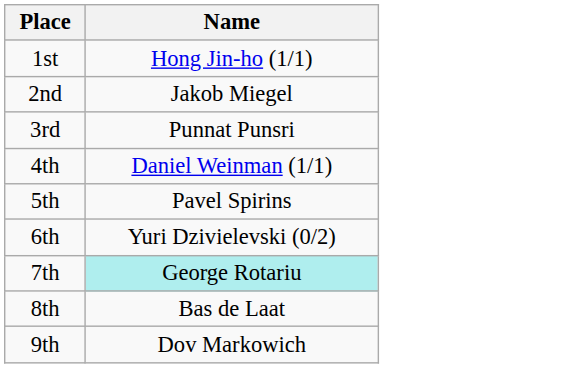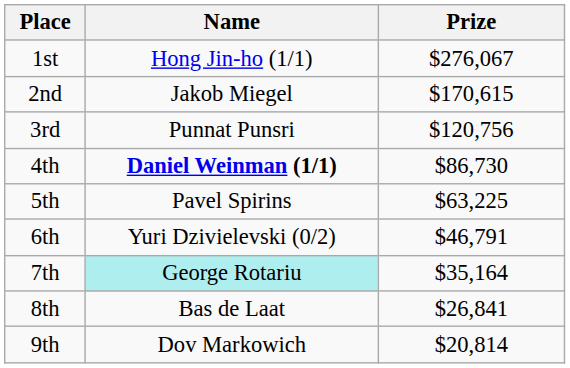+ column: (471, 22)
(232, 165) normal -> (232, 165) bold
